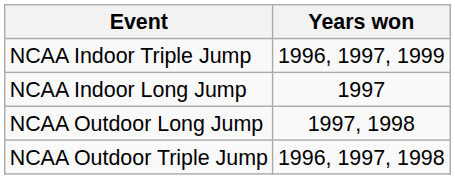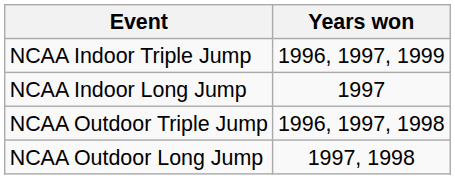rows swapped: (139, 158) <-> (136, 124)
